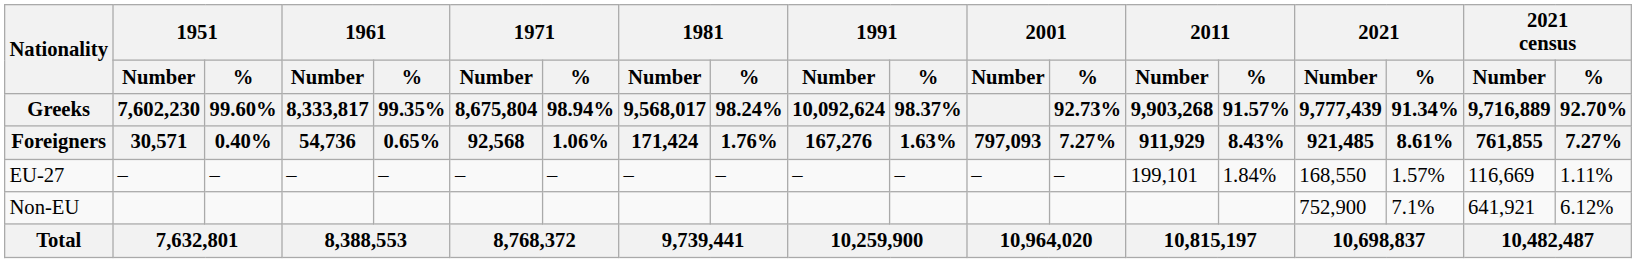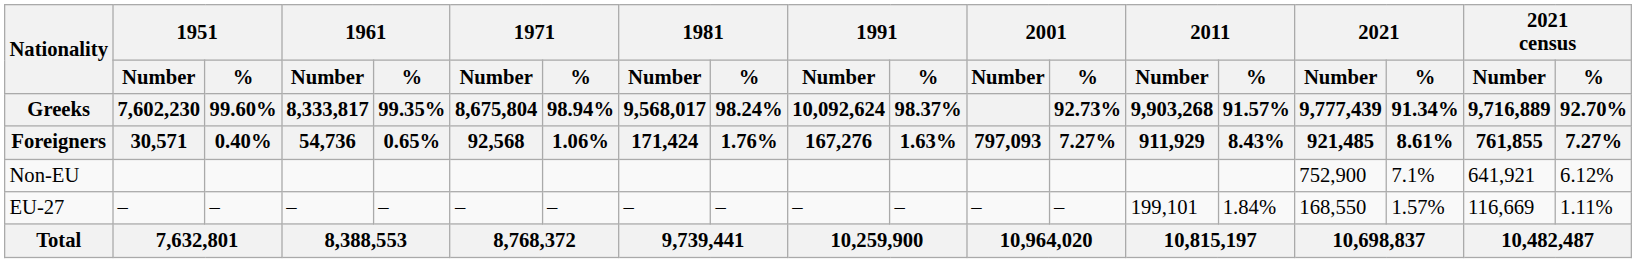rows swapped: (37, 175) <-> (44, 207)
